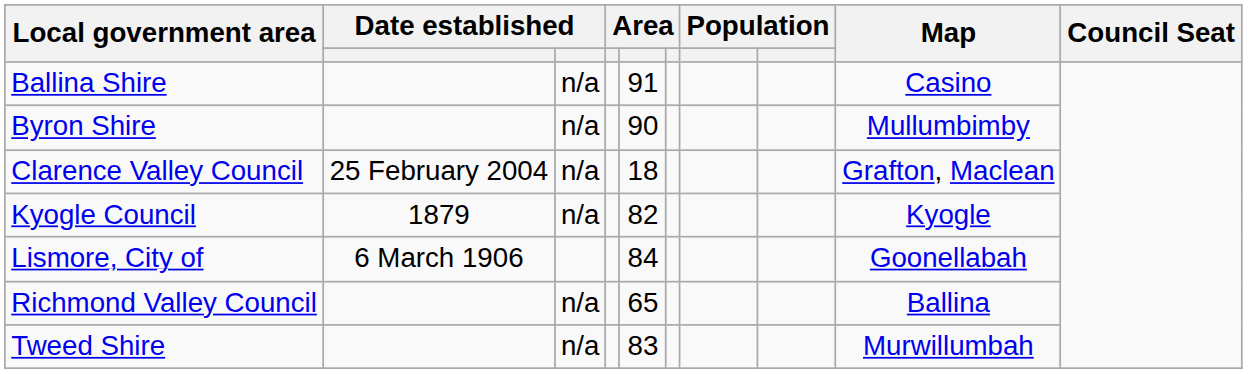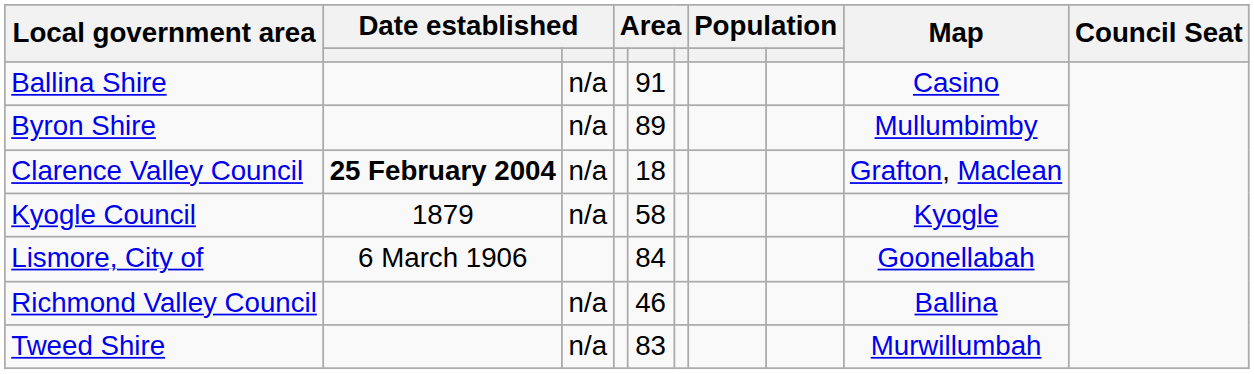(643, 127) 90 -> (651, 127) 89
(439, 170) normal -> (443, 170) bold
(643, 214) 82 -> (651, 214) 58
(643, 302) 65 -> (651, 302) 46
